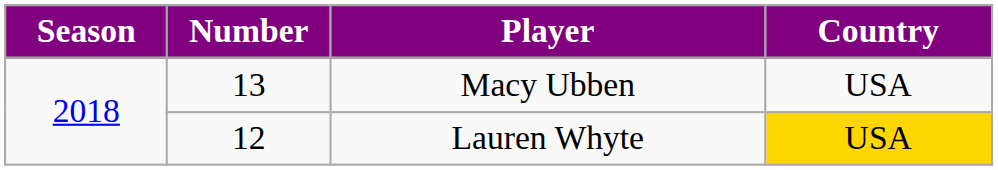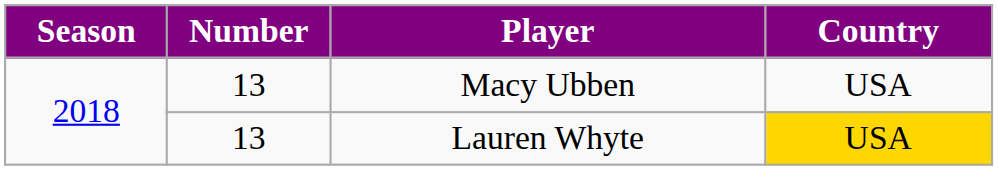(249, 137) 12 -> (249, 137) 13
